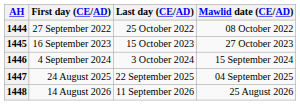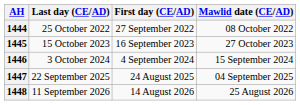columns swapped: (71, 12) <-> (155, 12)
